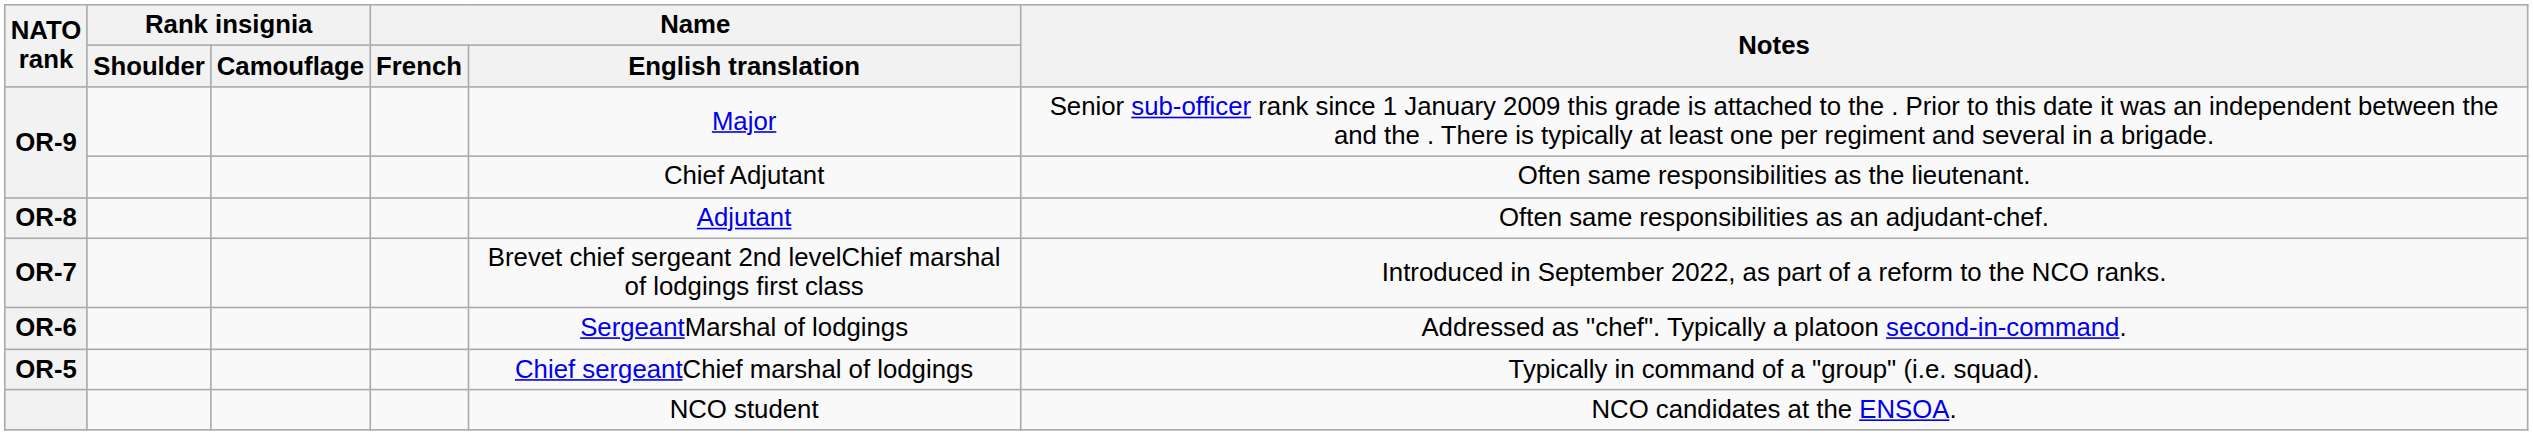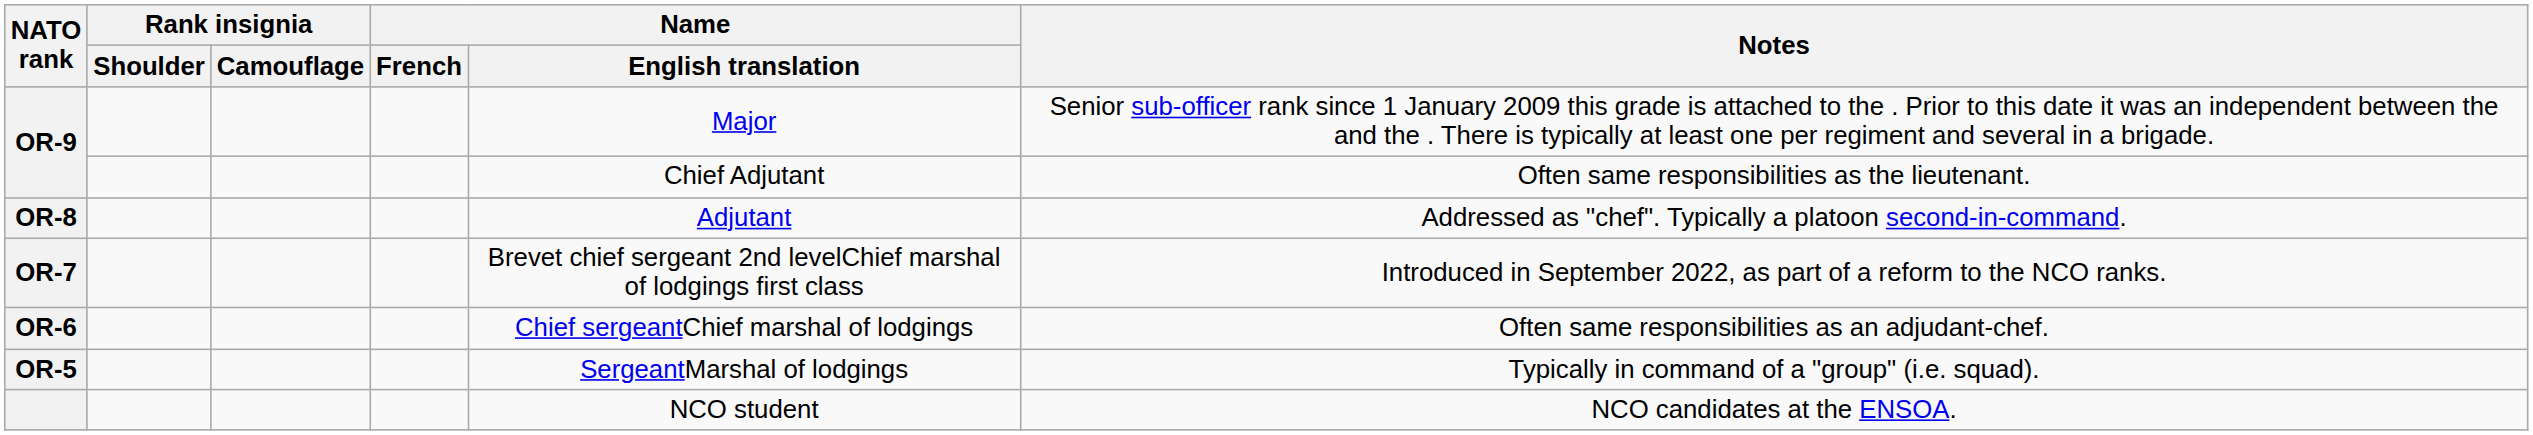(1774, 217) Often same responsibilities as an adjudant-chef. -> (1774, 217) Addressed as "chef". Typically a platoon second-in-command.
(744, 328) SergeantMarshal of lodgings -> (744, 328) Chief sergeantChief marshal of lodgings
(1774, 328) Addressed as "chef". Typically a platoon second-in-command. -> (1774, 328) Often same responsibilities as an adjudant-chef.
(744, 368) Chief sergeantChief marshal of lodgings -> (744, 368) SergeantMarshal of lodgings
